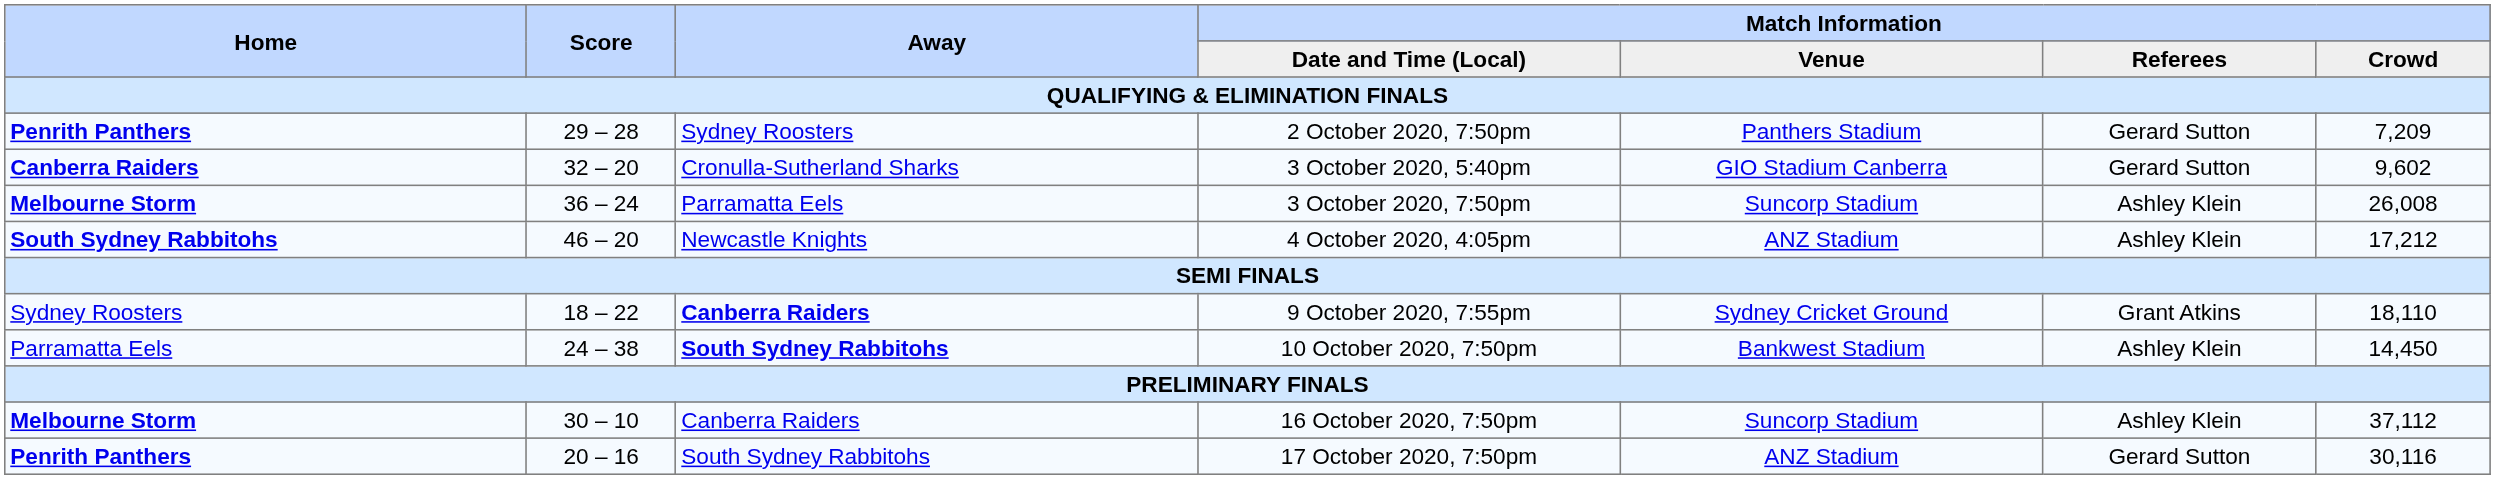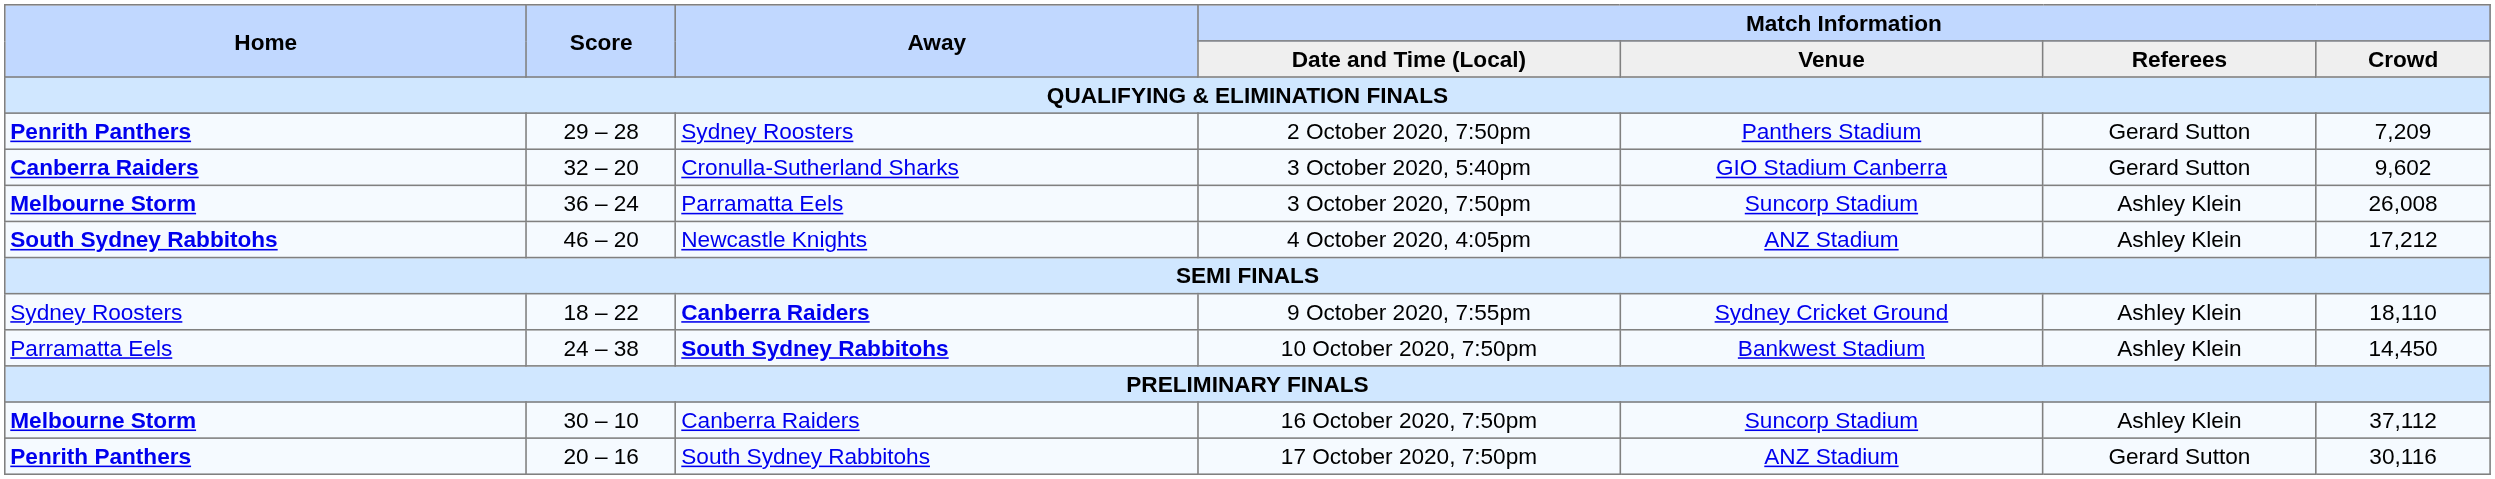(2179, 312) Grant Atkins -> (2179, 312) Ashley Klein
